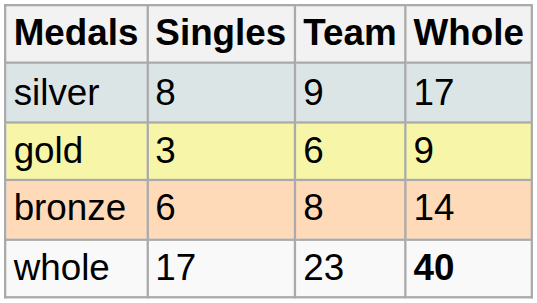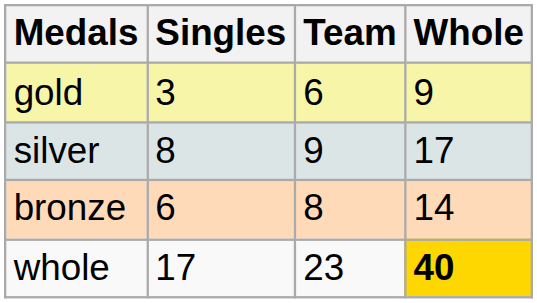rows swapped: (48, 150) <-> (57, 92)
(434, 267) no background -> (434, 267) gold background
